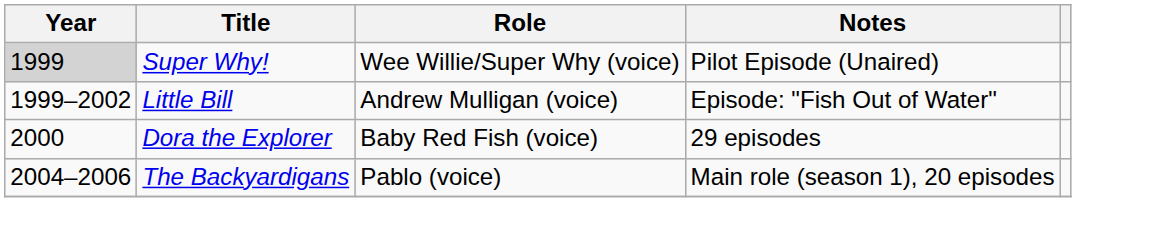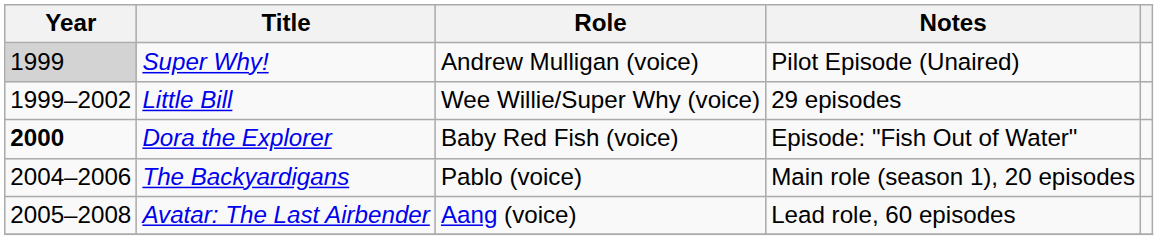(520, 61) Wee Willie/Super Why (voice) -> (570, 61) Andrew Mulligan (voice)
(489, 100) Andrew Mulligan (voice) -> (600, 100) Wee Willie/Super Why (voice)
(844, 100) Episode: "Fish Out of Water" -> (836, 100) 29 episodes
(37, 138) normal -> (37, 138) bold
(756, 138) 29 episodes -> (924, 138) Episode: "Fish Out of Water"
+ row: (286, 215)
